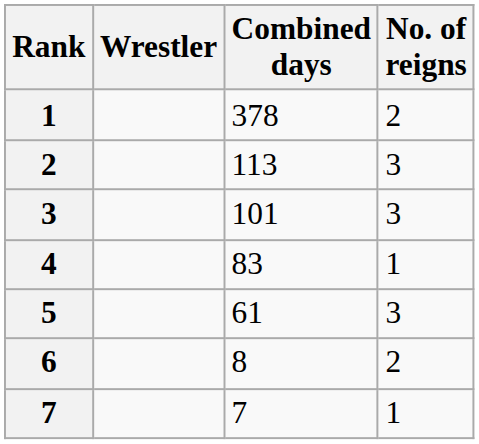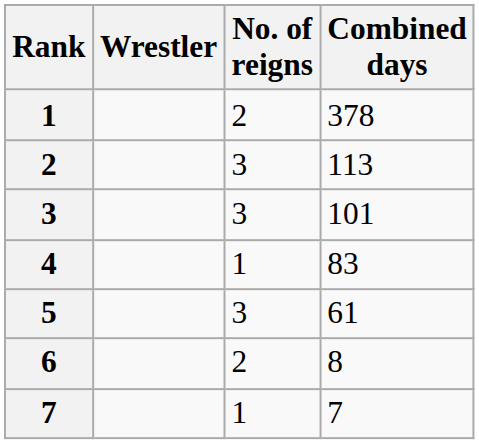columns swapped: (426, 47) <-> (301, 47)
